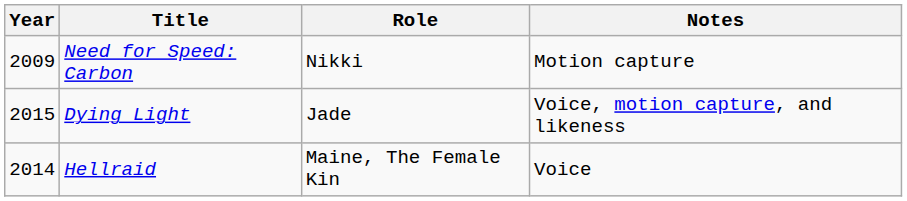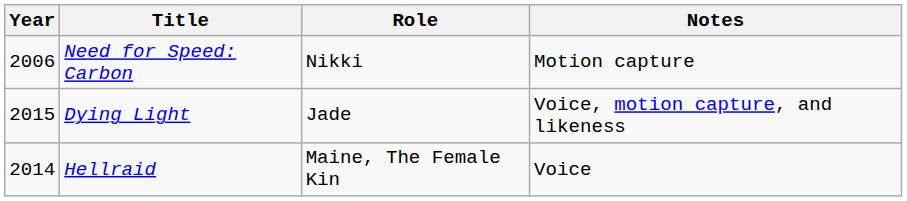(32, 62) 2009 -> (32, 62) 2006
